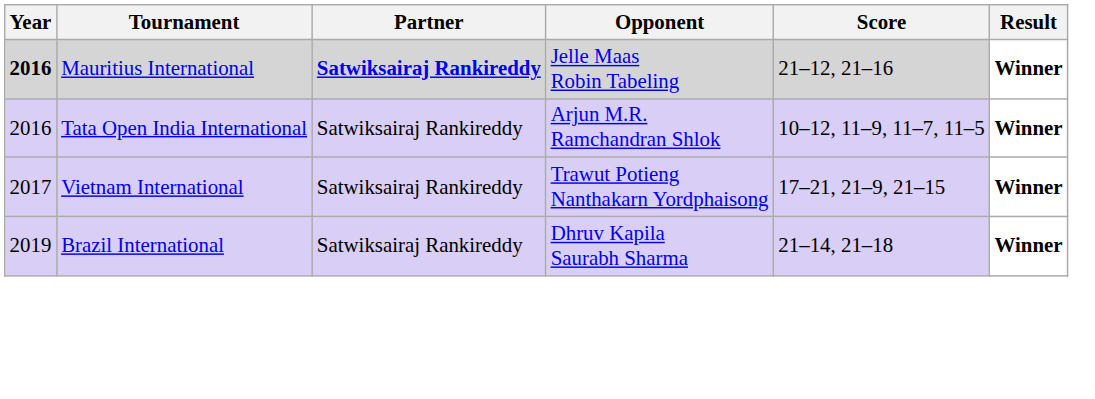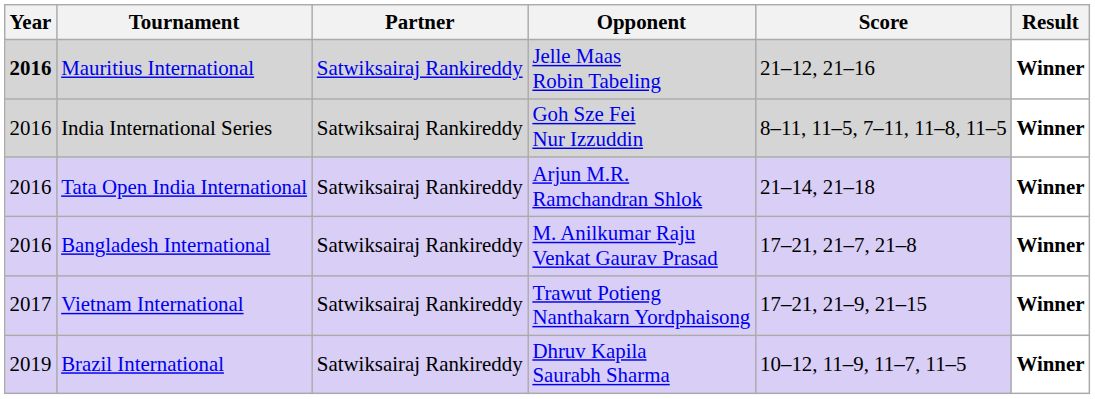(429, 68) bold -> (420, 68) normal
+ row: (167, 127)
(882, 127) 10–12, 11–9, 11–7, 11–5 -> (817, 187) 21–14, 21–18
+ row: (166, 246)
(836, 246) 21–14, 21–18 -> (863, 364) 10–12, 11–9, 11–7, 11–5
